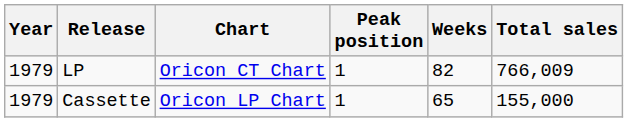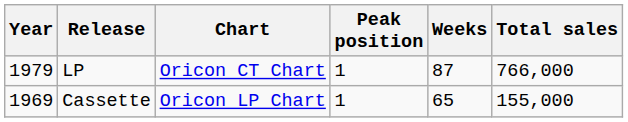(443, 71) 82 -> (443, 71) 87
(535, 71) 766,009 -> (535, 71) 766,000
(31, 101) 1979 -> (31, 101) 1969
